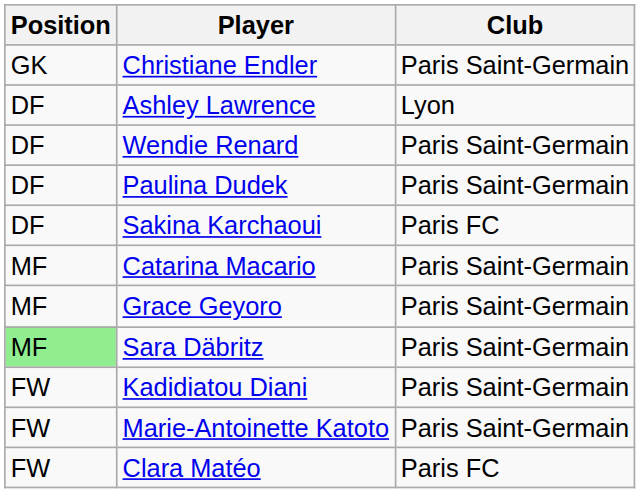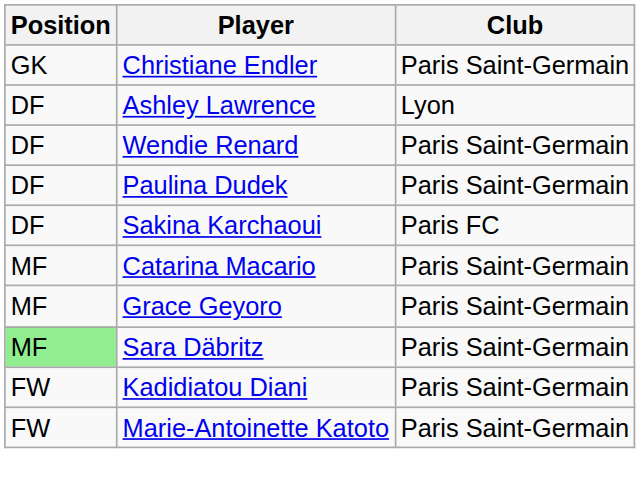- row: (192, 467)
